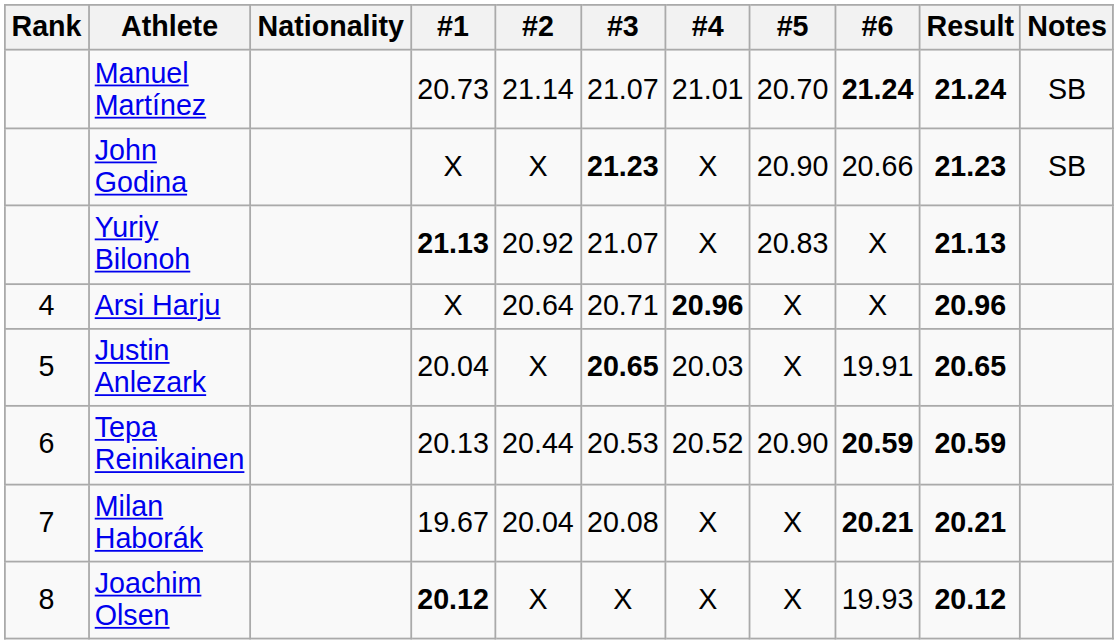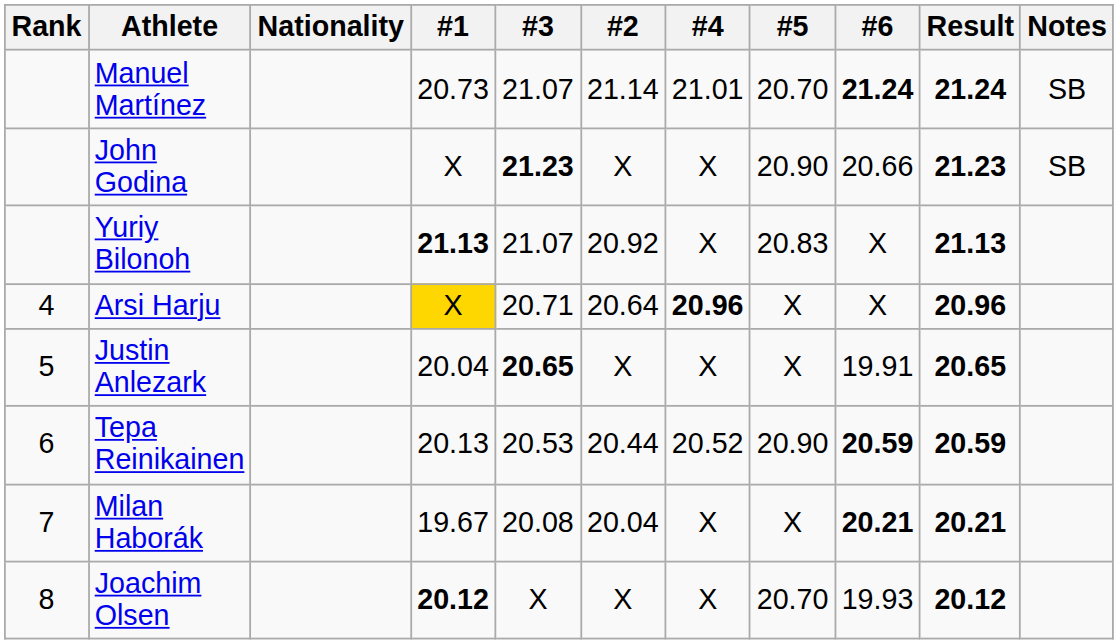columns swapped: (538, 27) <-> (623, 27)
(453, 305) no background -> (453, 305) gold background
(708, 367) 20.03 -> (708, 367) X
(793, 600) X -> (793, 600) 20.70
